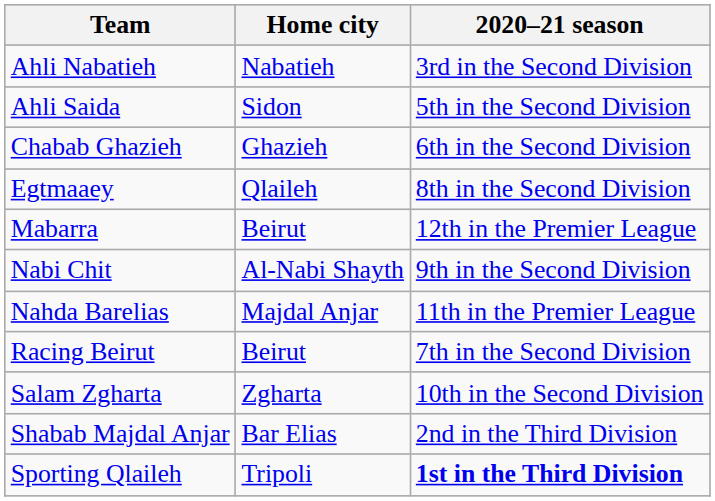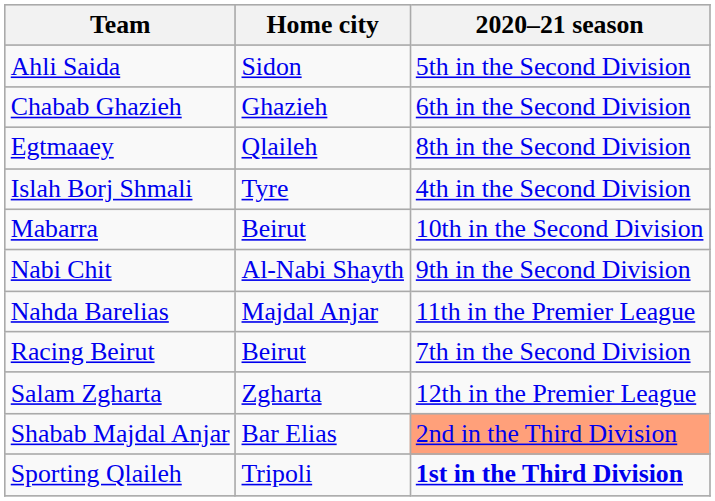- row: (83, 65)
+ row: (102, 188)
(556, 229) 12th in the Premier League -> (560, 229) 10th in the Second Division
(560, 392) 10th in the Second Division -> (556, 392) 12th in the Premier League
(547, 433) no background -> (547, 433) lightsalmon background
